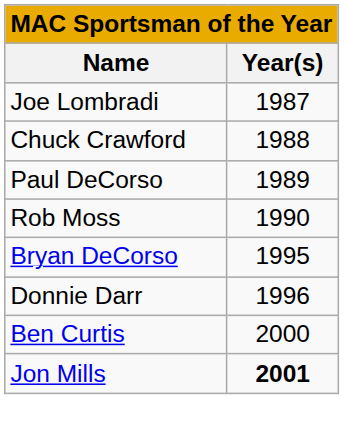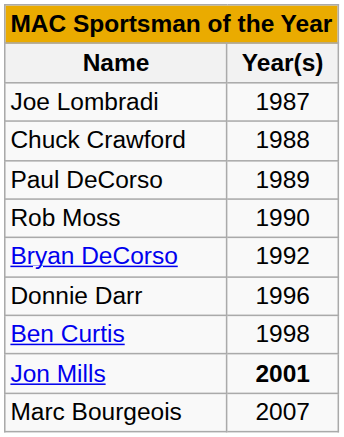(283, 256) 1995 -> (283, 256) 1992
(283, 334) 2000 -> (283, 334) 1998
+ row: (96, 412)
